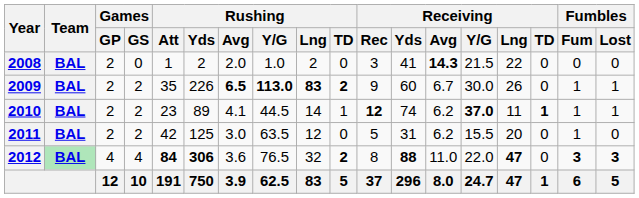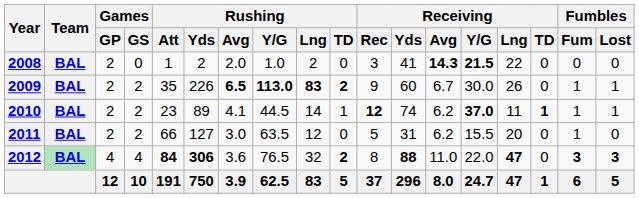(479, 63) normal -> (479, 63) bold
(169, 134) 42 -> (169, 134) 66
(201, 134) 125 -> (201, 134) 127
